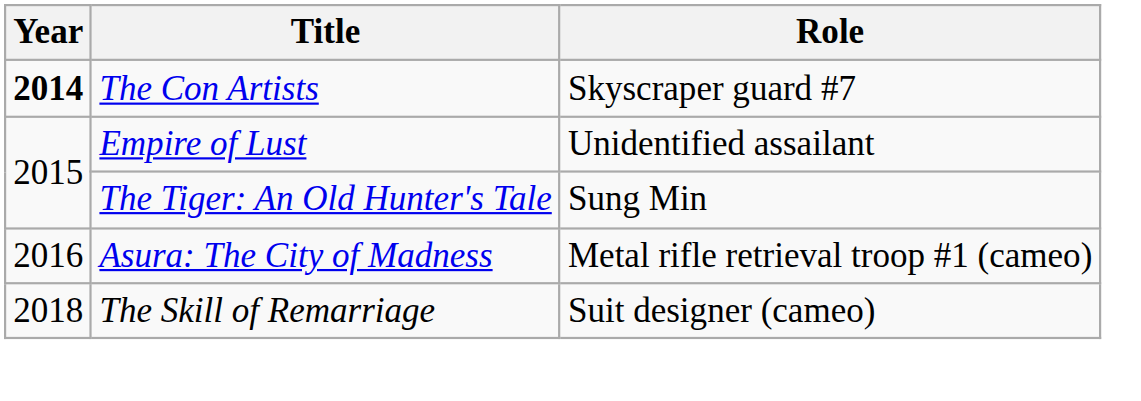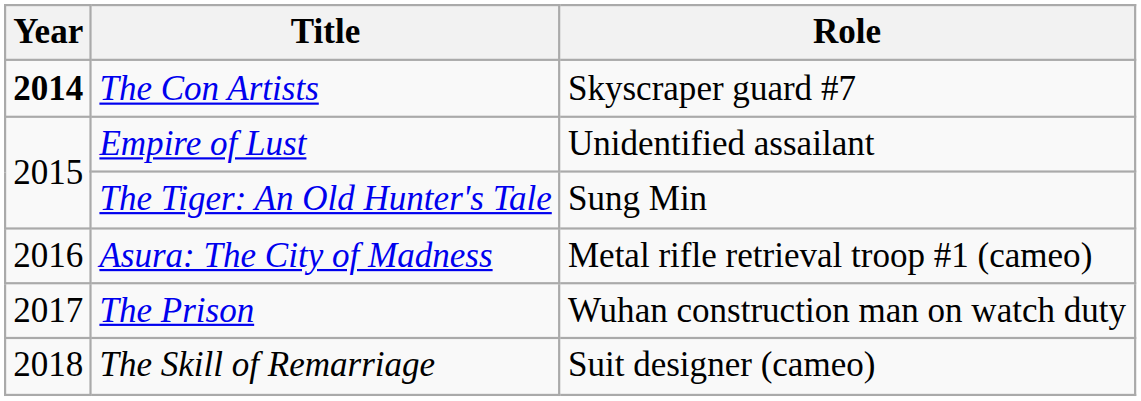+ row: (177, 310)
